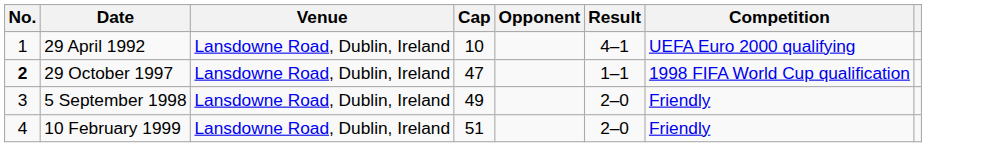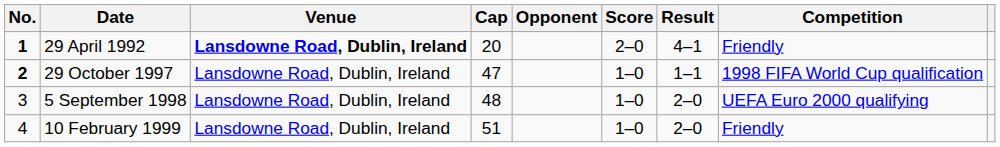+ column: (629, 18)
(22, 45) normal -> (22, 45) bold
(322, 45) normal -> (331, 45) bold
(474, 45) 10 -> (491, 45) 20
(752, 45) UEFA Euro 2000 qualifying -> (753, 45) Friendly
(474, 100) 49 -> (491, 100) 48
(680, 100) Friendly -> (825, 100) UEFA Euro 2000 qualifying
